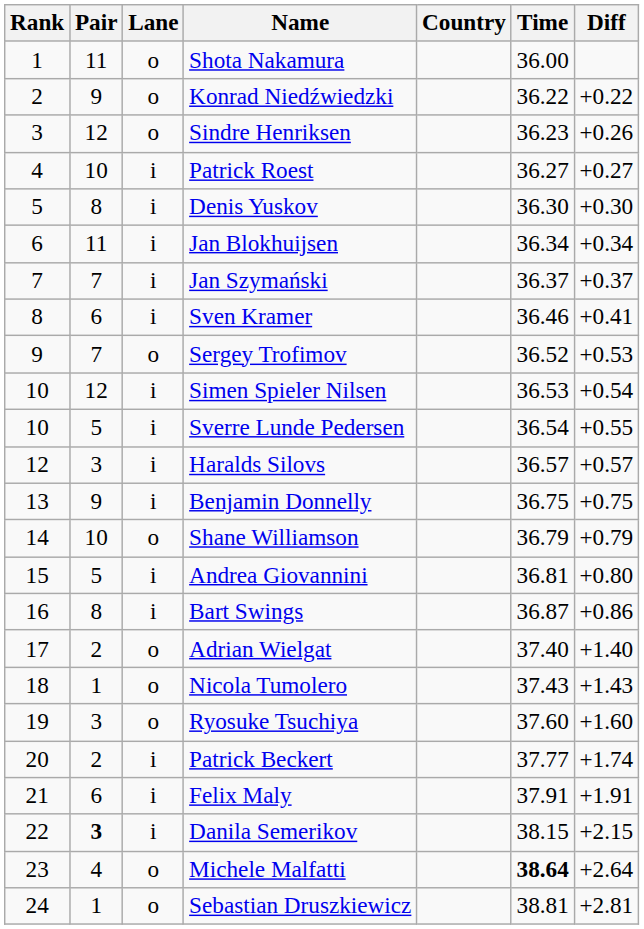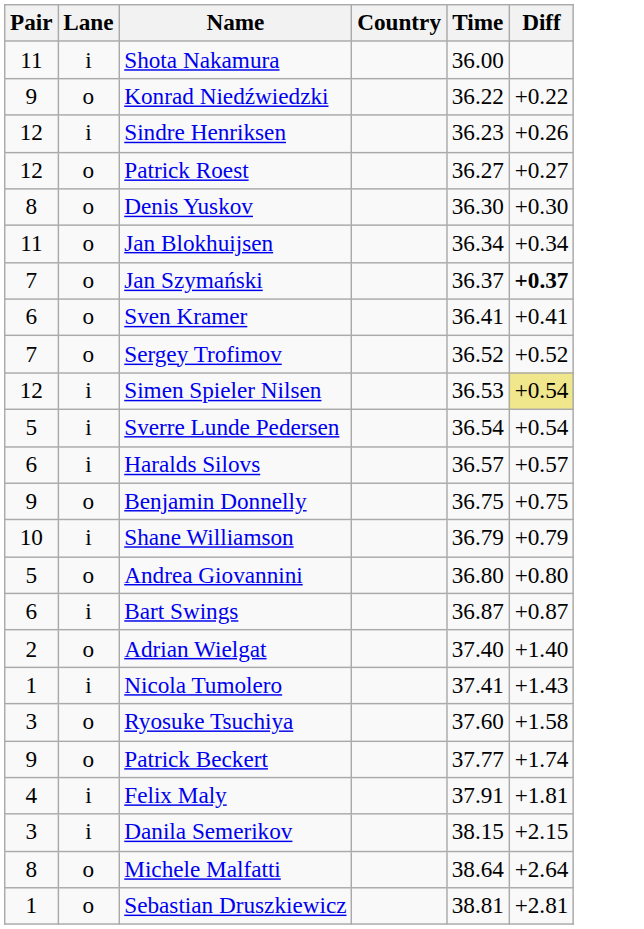- column: (37, 22)
(153, 59) o -> (88, 59) i
(153, 133) o -> (88, 133) i
(96, 170) 10 -> (31, 170) 12
(153, 170) i -> (88, 170) o
(153, 206) i -> (88, 206) o
(153, 243) i -> (88, 243) o
(153, 280) i -> (88, 280) o
(606, 280) normal -> (541, 280) bold
(153, 317) i -> (88, 317) o
(543, 317) 36.46 -> (478, 317) 36.41
(606, 354) +0.53 -> (541, 354) +0.52
(606, 390) no background -> (541, 390) khaki background
(606, 427) +0.55 -> (541, 427) +0.54
(96, 464) 3 -> (31, 464) 6
(153, 501) i -> (88, 501) o
(153, 538) o -> (88, 538) i
(153, 574) i -> (88, 574) o
(543, 574) 36.81 -> (478, 574) 36.80
(96, 611) 8 -> (31, 611) 6
(606, 611) +0.86 -> (541, 611) +0.87
(153, 685) o -> (88, 685) i
(543, 685) 37.43 -> (478, 685) 37.41
(606, 721) +1.60 -> (541, 721) +1.58
(96, 758) 2 -> (31, 758) 9
(153, 758) i -> (88, 758) o
(96, 795) 6 -> (31, 795) 4
(606, 795) +1.91 -> (541, 795) +1.81
(96, 832) bold -> (31, 832) normal
(96, 869) 4 -> (31, 869) 8
(543, 869) bold -> (478, 869) normal
